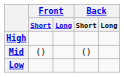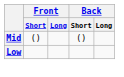- row: (16, 38)
